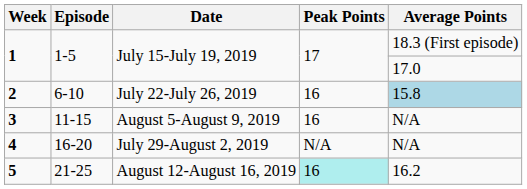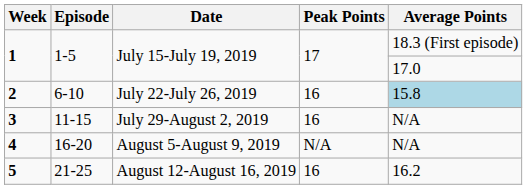(198, 119) August 5-August 9, 2019 -> (192, 119) July 29-August 2, 2019
(192, 145) July 29-August 2, 2019 -> (198, 145) August 5-August 9, 2019
(312, 171) paleturquoise background -> (312, 171) no background
